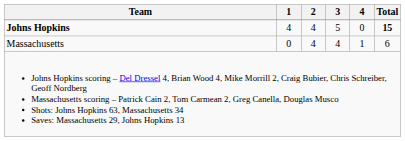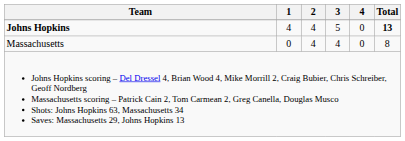(387, 28) 15 -> (387, 28) 13
(362, 43) 1 -> (362, 43) 0
(387, 43) 6 -> (387, 43) 8
